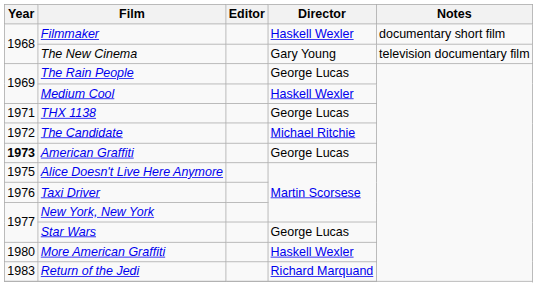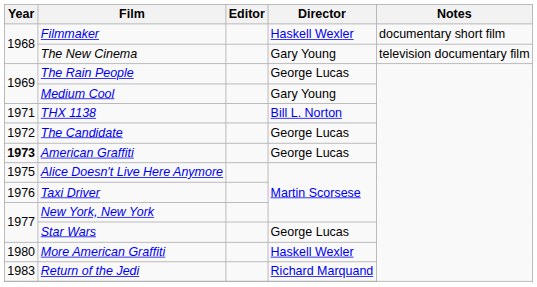(312, 93) Haskell Wexler -> (303, 93) Gary Young
(310, 113) George Lucas -> (306, 113) Bill L. Norton
(313, 133) Michael Ritchie -> (310, 133) George Lucas
